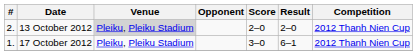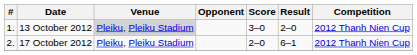(11, 27) 2. -> (11, 27) 1.
(257, 27) 2–0 -> (257, 27) 3–0
(11, 43) 1. -> (11, 43) 2.
(257, 43) 3–0 -> (257, 43) 2–0
